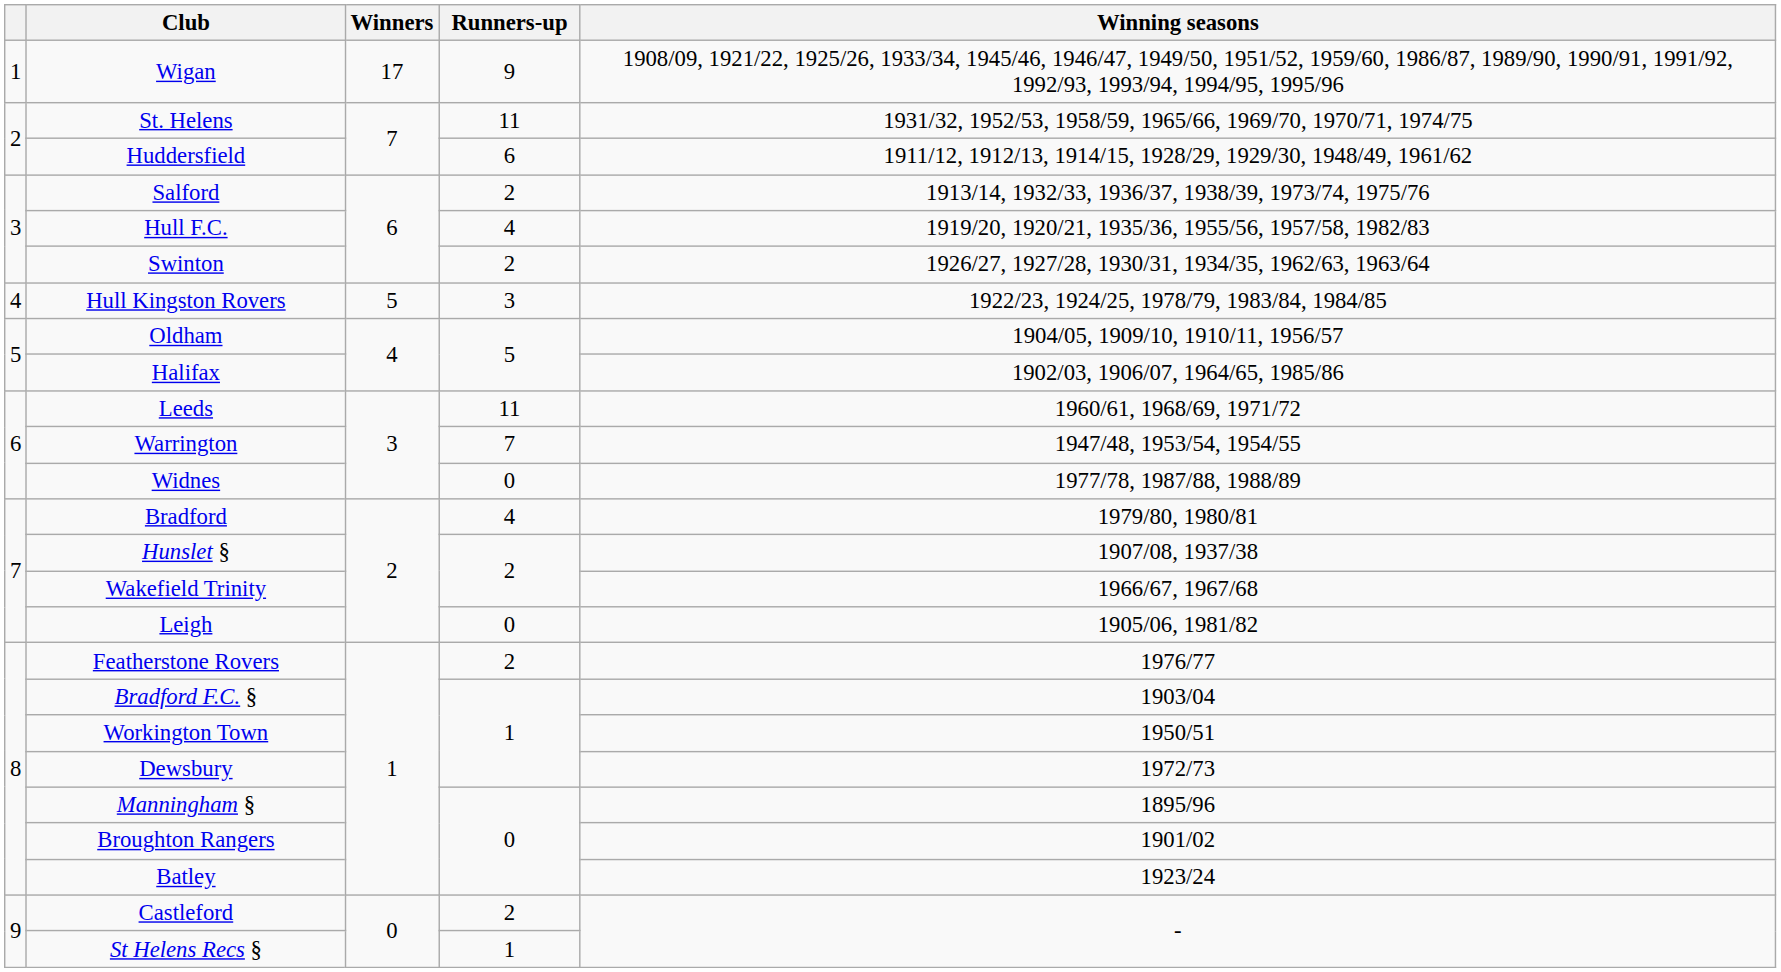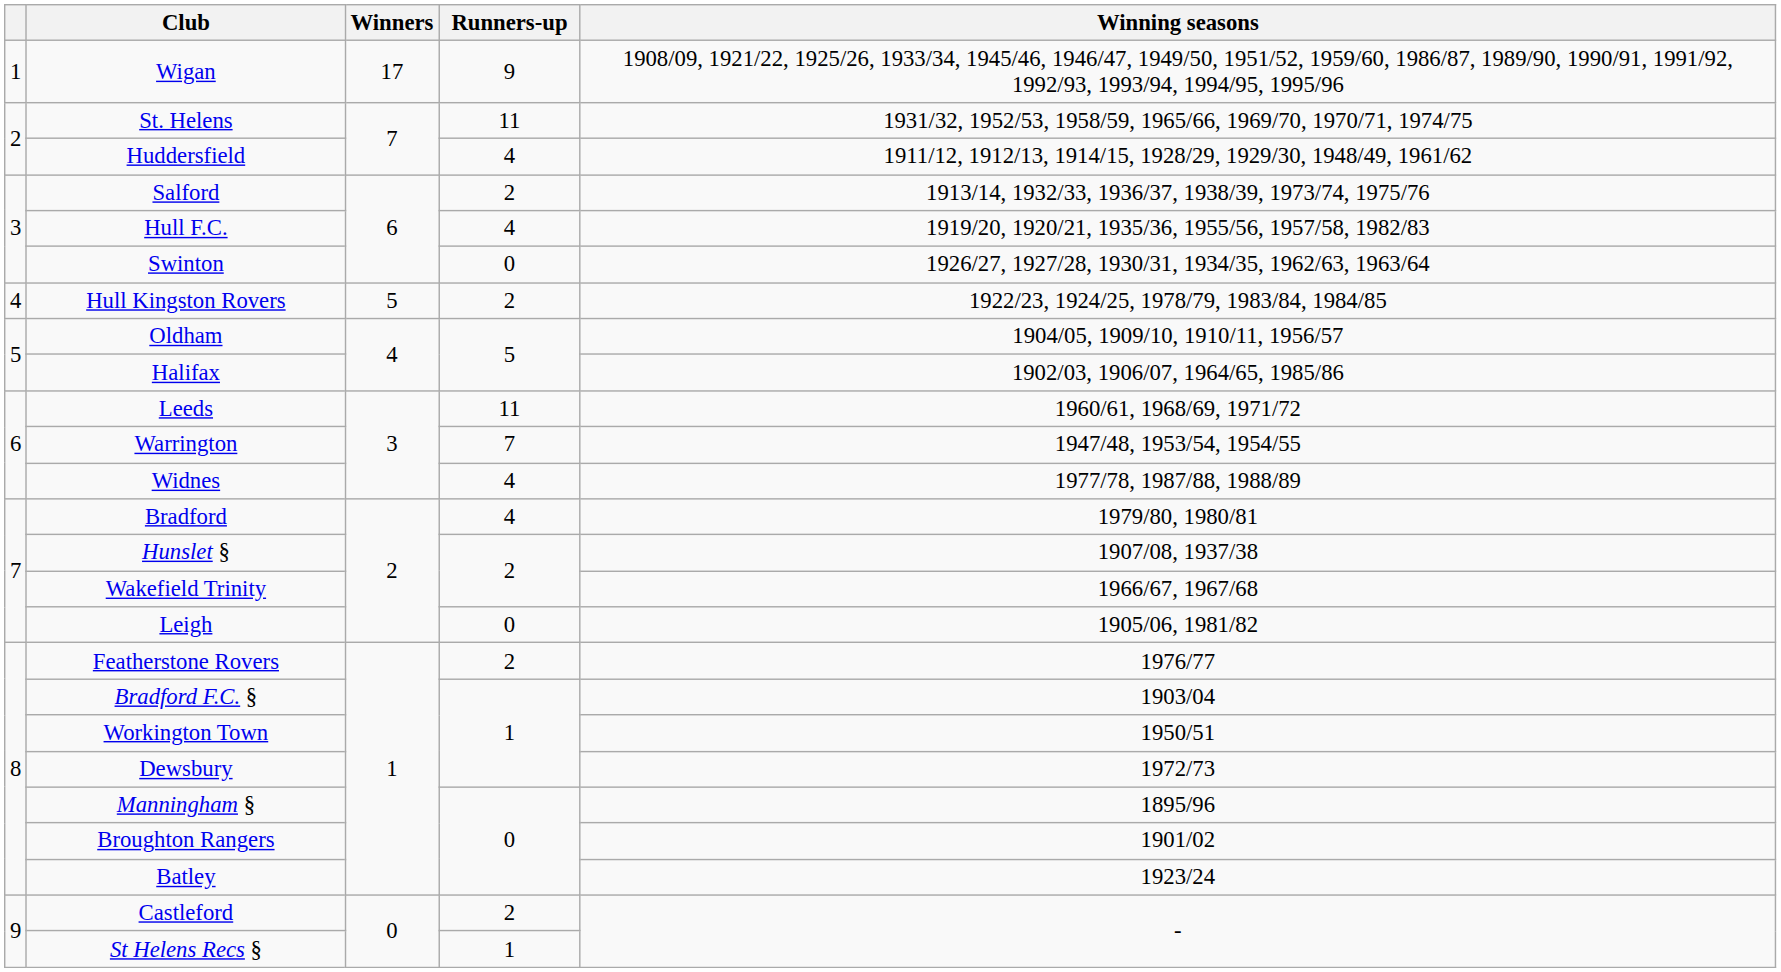(509, 156) 6 -> (509, 156) 4
(509, 264) 2 -> (509, 264) 0
(509, 300) 3 -> (509, 300) 2
(509, 480) 0 -> (509, 480) 4
